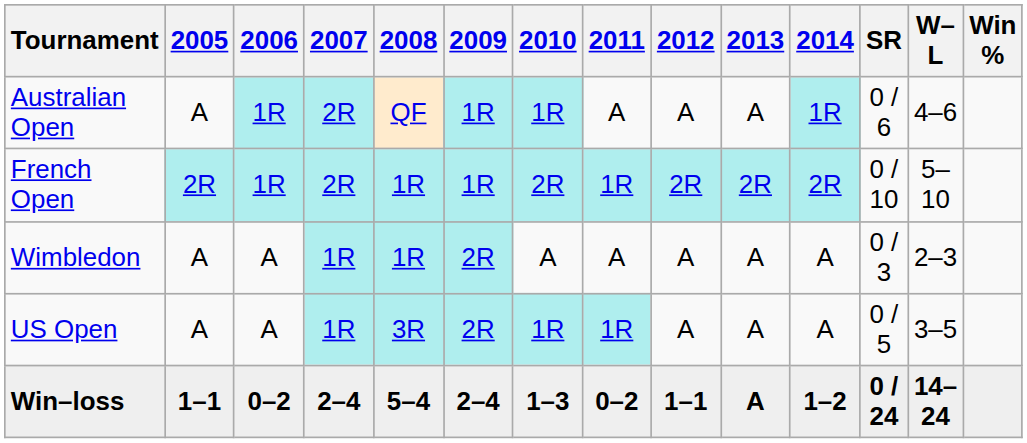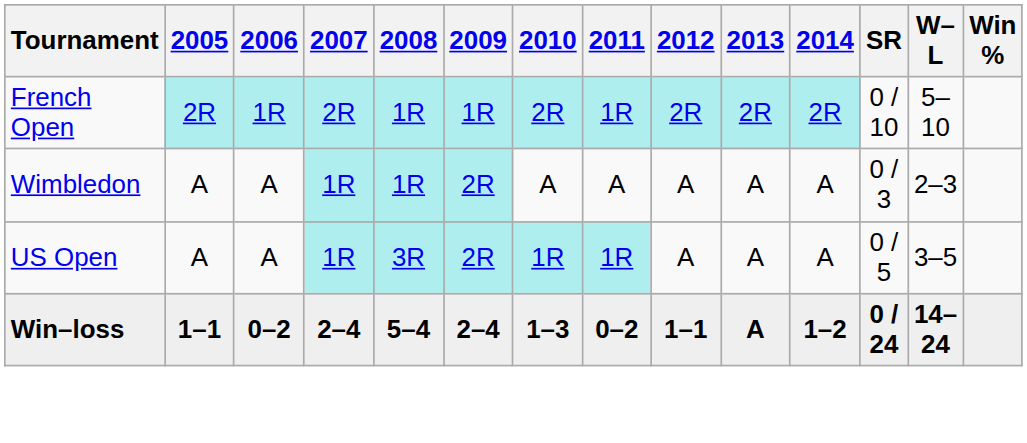- row: (68, 112)
